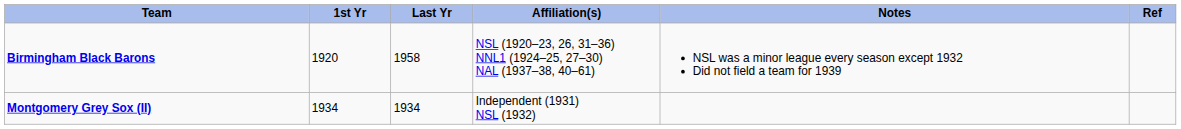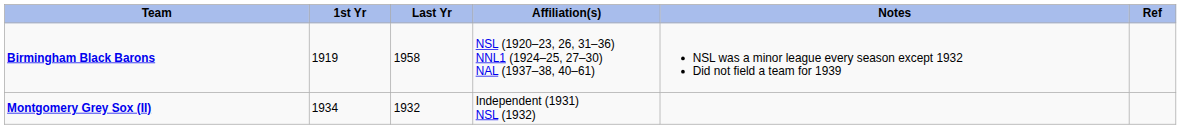(325, 57) 1920 -> (325, 57) 1919
(407, 108) 1934 -> (407, 108) 1932
